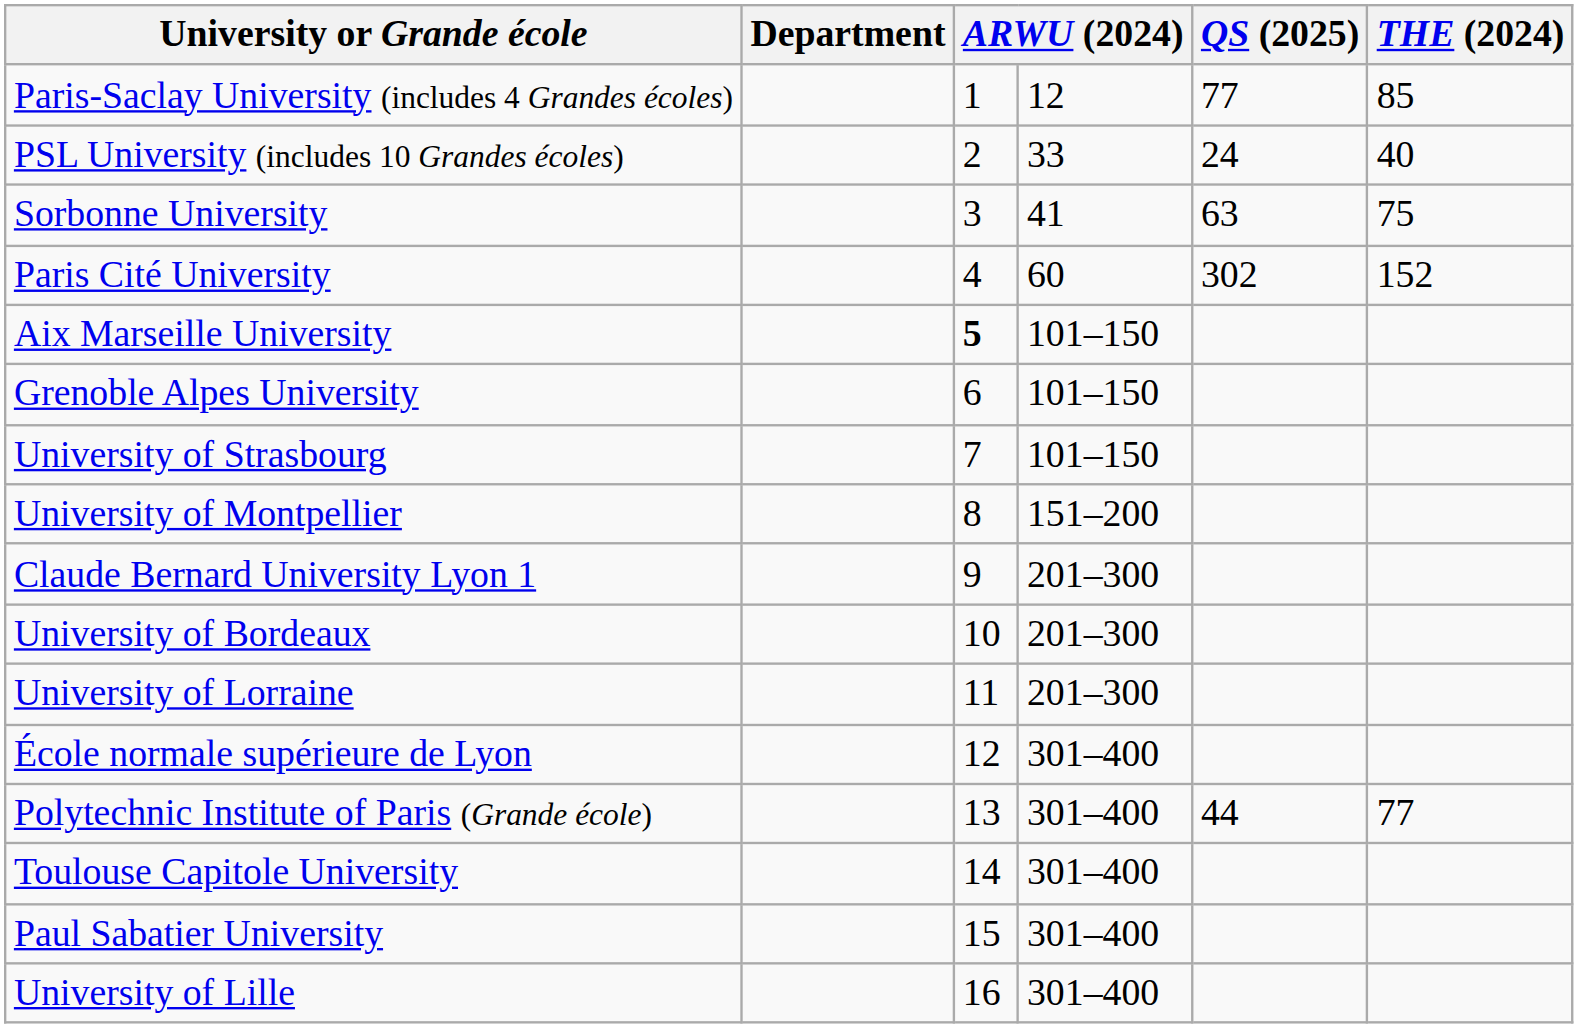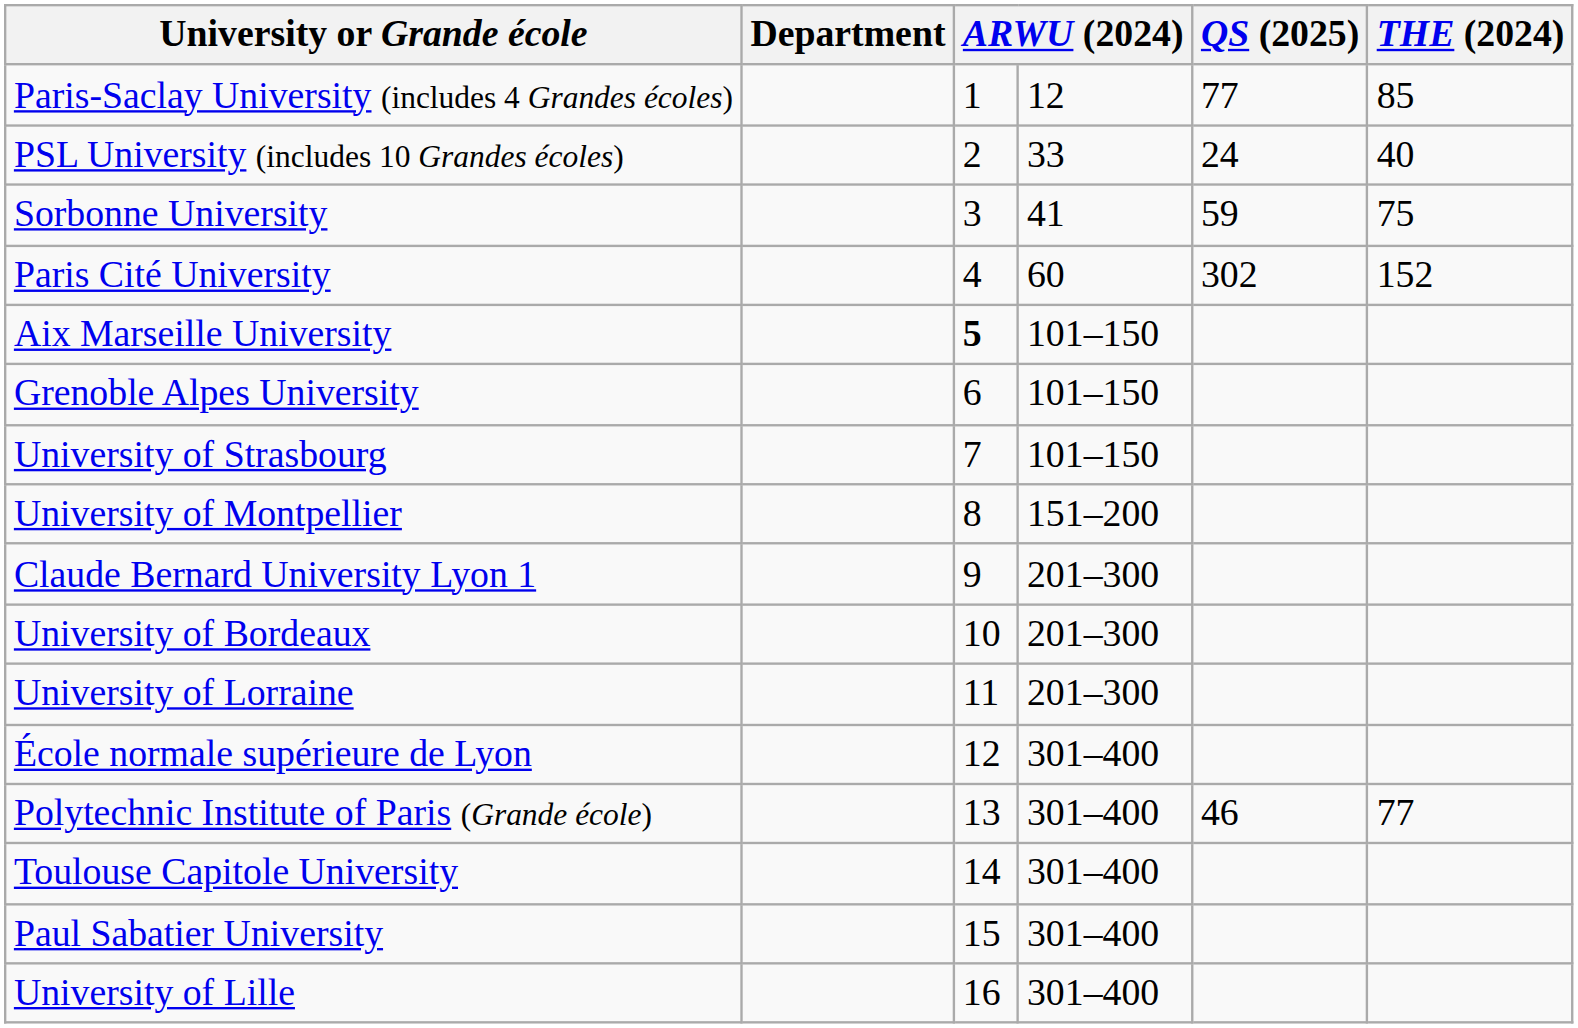(1220, 214) 63 -> (1220, 214) 59
(1220, 812) 44 -> (1220, 812) 46
